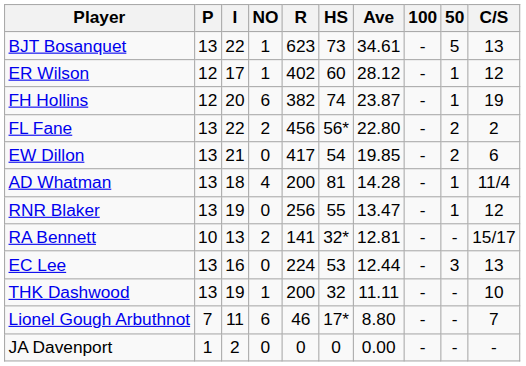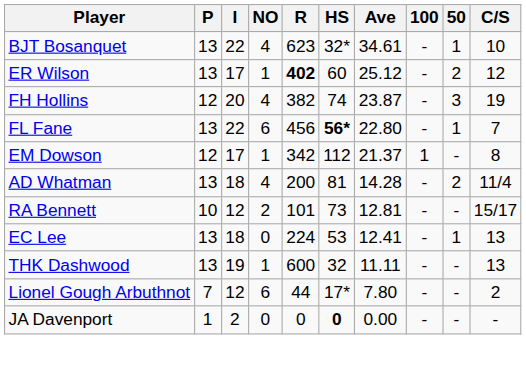(265, 45) 1 -> (265, 45) 4
(336, 45) 73 -> (337, 45) 32*
(455, 45) 5 -> (456, 45) 1
(494, 45) 13 -> (495, 45) 10
(208, 73) 12 -> (208, 73) 13
(301, 73) normal -> (301, 73) bold
(379, 73) 28.12 -> (380, 73) 25.12
(455, 73) 1 -> (456, 73) 2
(265, 100) 6 -> (265, 100) 4
(455, 100) 1 -> (456, 100) 3
(265, 127) 2 -> (265, 127) 6
(336, 127) normal -> (337, 127) bold
(455, 127) 2 -> (456, 127) 1
(494, 127) 2 -> (495, 127) 7
+ row: (55, 155)
- row: (46, 155)
(455, 182) 1 -> (456, 182) 2
- row: (54, 210)
(235, 237) 13 -> (235, 210) 12
(301, 237) 141 -> (301, 210) 101
(336, 237) 32* -> (337, 210) 73
(235, 264) 16 -> (235, 237) 18
(379, 264) 12.44 -> (380, 237) 12.41
(455, 264) 3 -> (456, 237) 1
(301, 292) 200 -> (301, 264) 600
(494, 292) 10 -> (495, 264) 13
(235, 319) 11 -> (235, 292) 12
(301, 319) 46 -> (301, 292) 44
(379, 319) 8.80 -> (380, 292) 7.80
(494, 319) 7 -> (495, 292) 2
(336, 347) normal -> (337, 319) bold
